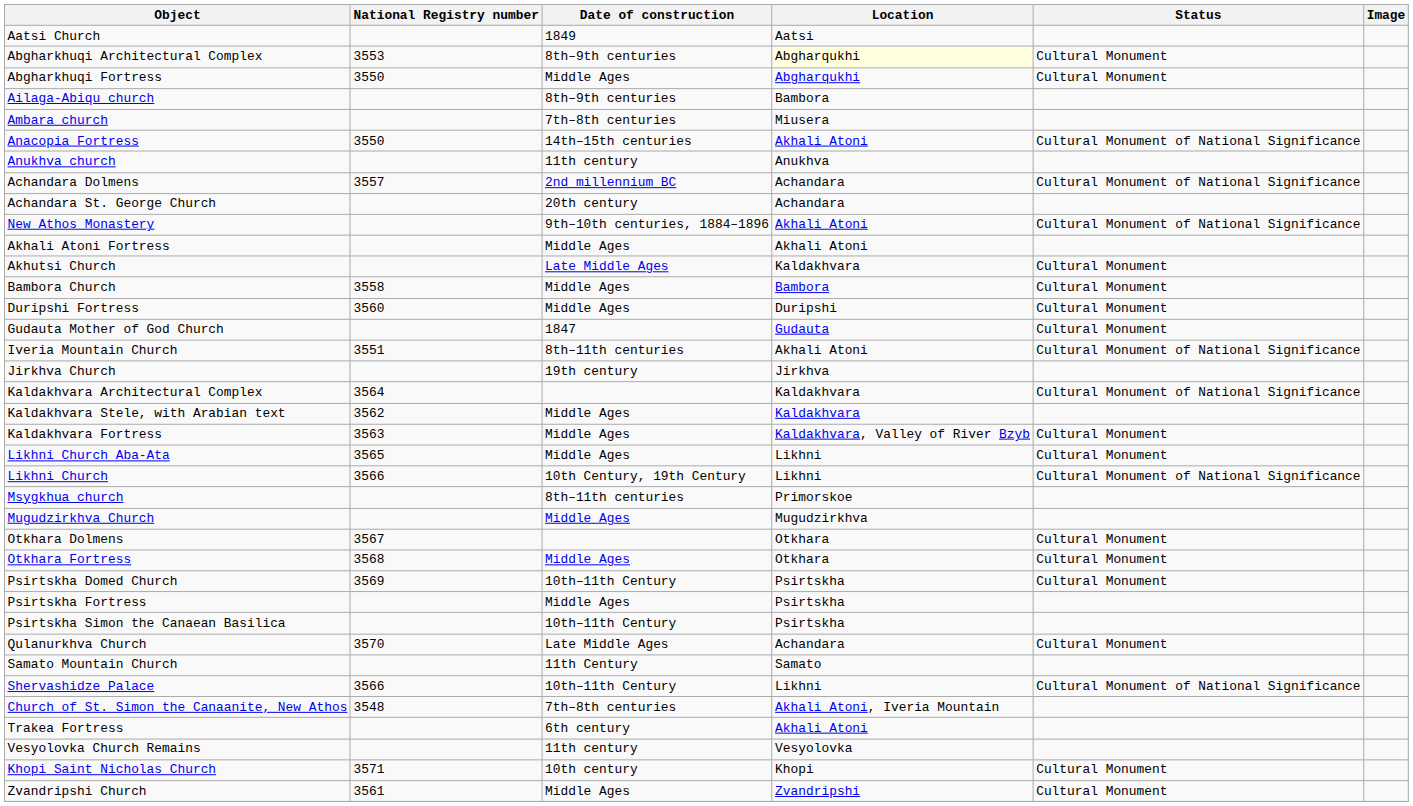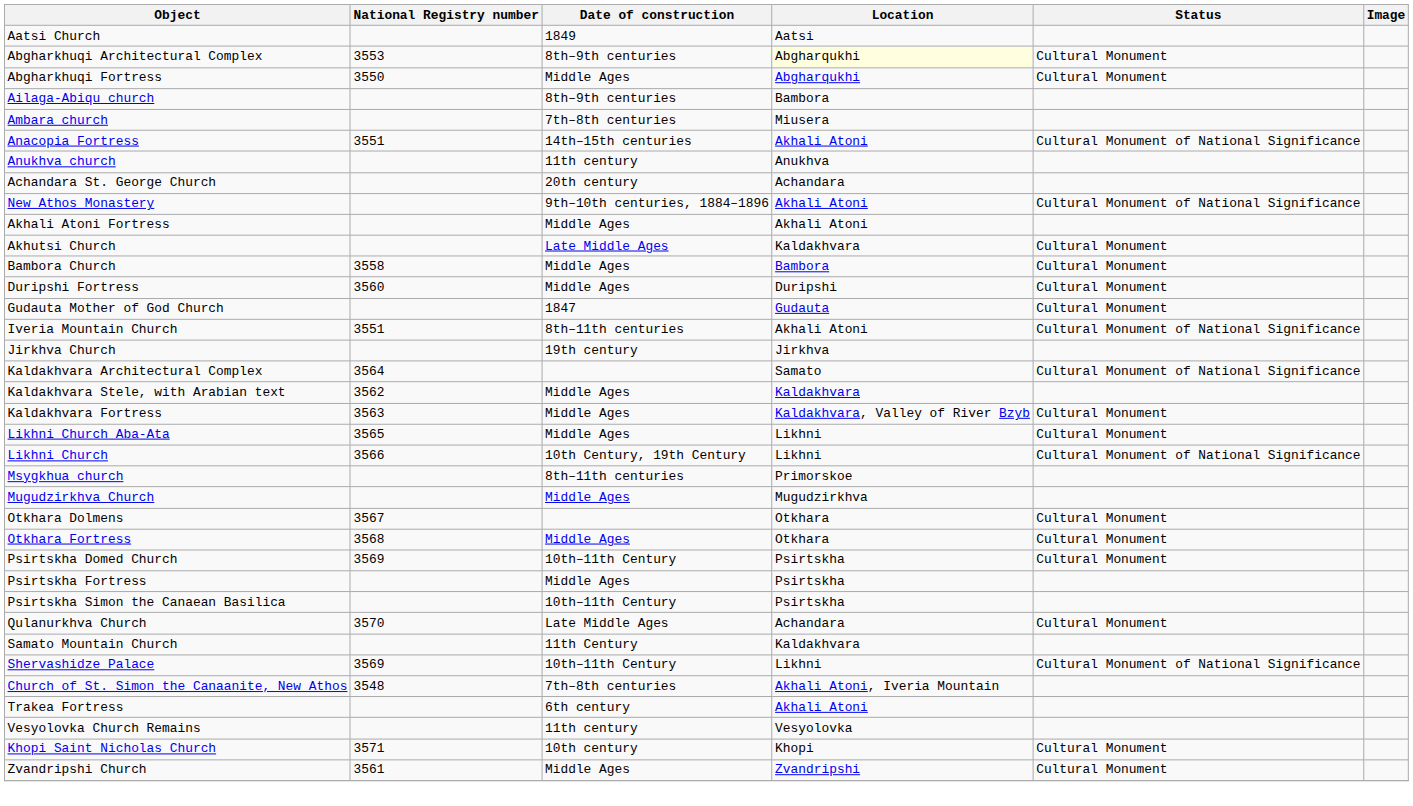(369, 141) 3550 -> (369, 141) 3551
- row: (73, 183)
(818, 393) Kaldakhvara -> (798, 372) Samato
(798, 665) Samato -> (818, 644) Kaldakhvara
(369, 686) 3566 -> (369, 665) 3569
